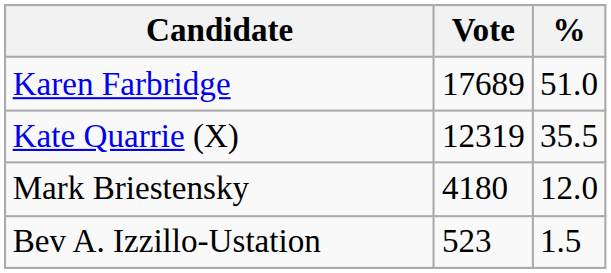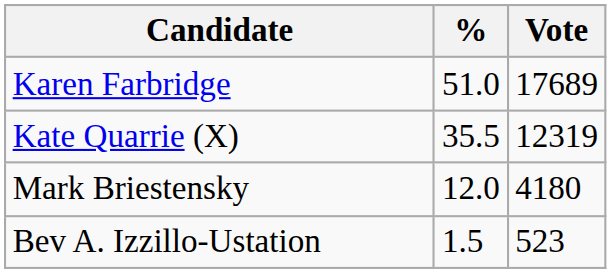columns swapped: (483, 30) <-> (569, 30)
